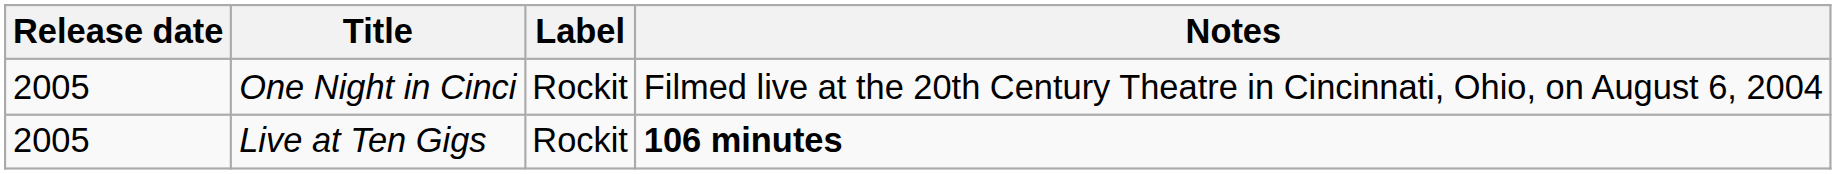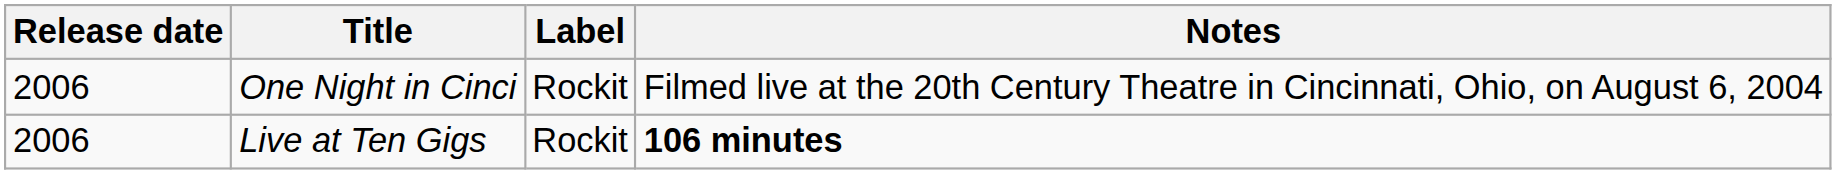(51, 86) 2005 -> (51, 86) 2006
(51, 140) 2005 -> (51, 140) 2006
